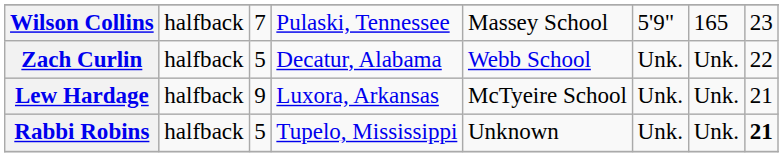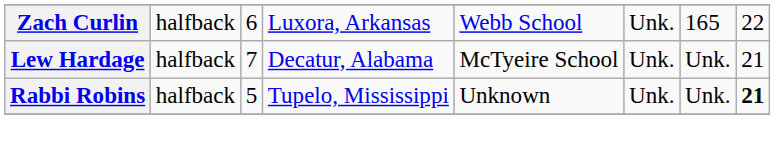- row: (82, 22)
(260, 59) 5 -> (251, 22) 6
(359, 59) Decatur, Alabama -> (349, 22) Luxora, Arkansas
(716, 59) Unk. -> (702, 22) 165
(260, 95) 9 -> (251, 59) 7
(358, 95) Luxora, Arkansas -> (351, 59) Decatur, Alabama
